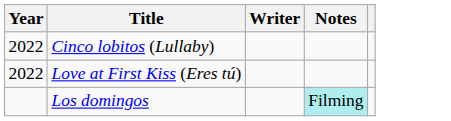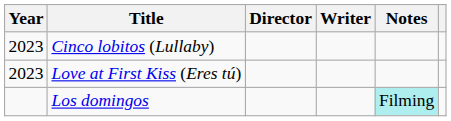+ column: (281, 18)
(26, 45) 2022 -> (26, 45) 2023
(26, 73) 2022 -> (26, 73) 2023
